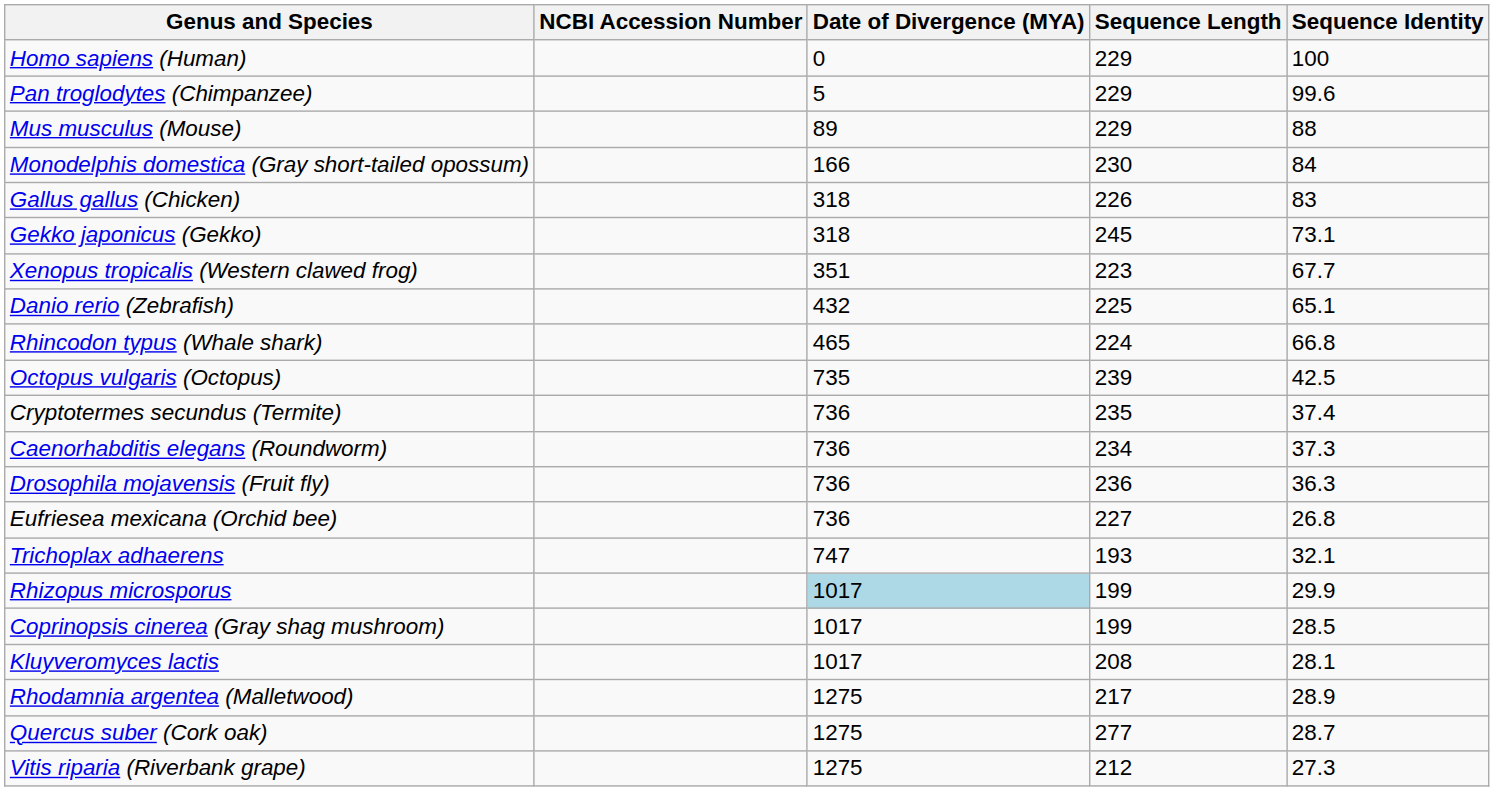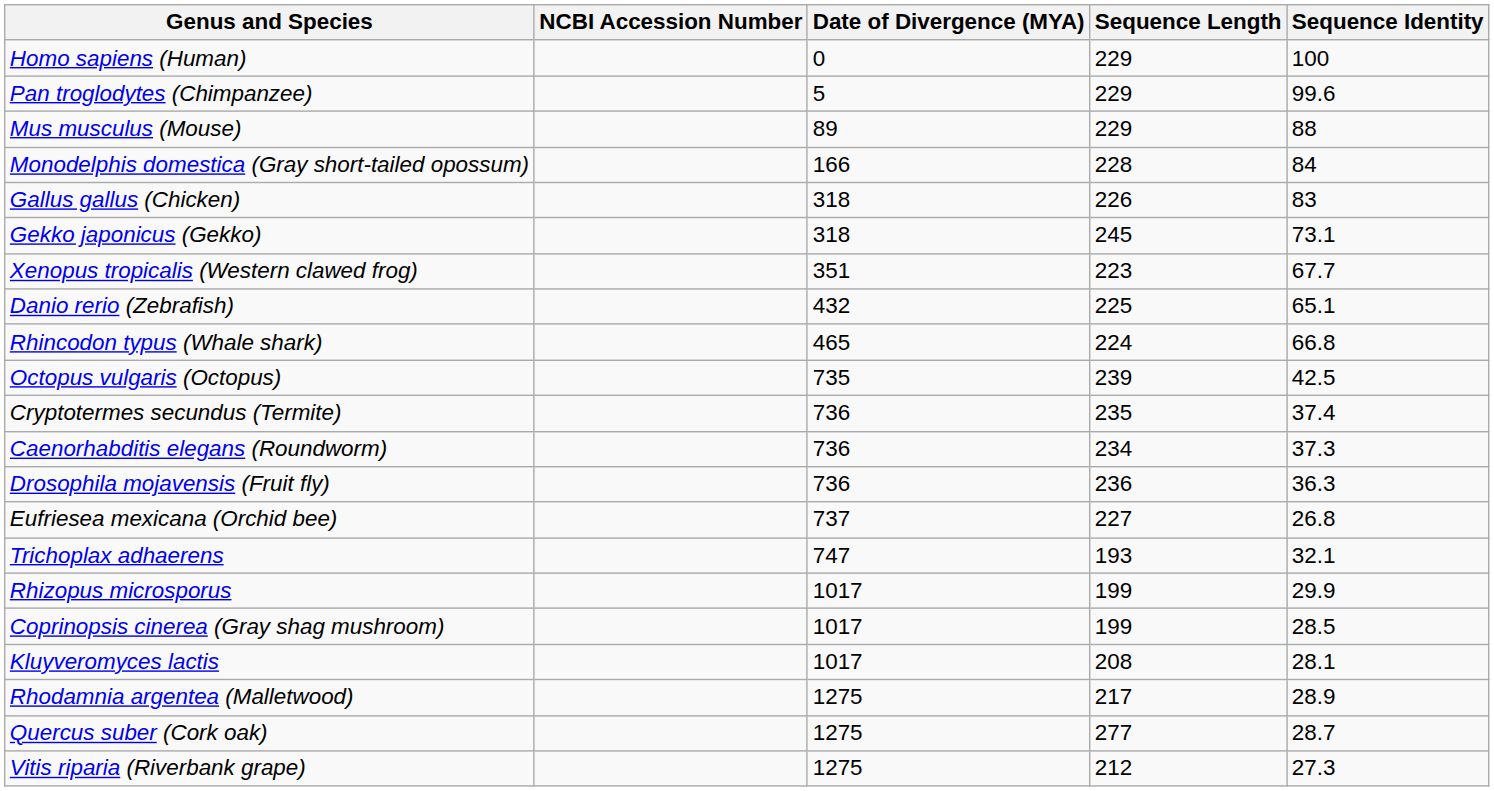(1114, 164) 230 -> (1114, 164) 228
(831, 519) 736 -> (831, 519) 737
(838, 590) lightblue background -> (838, 590) no background
